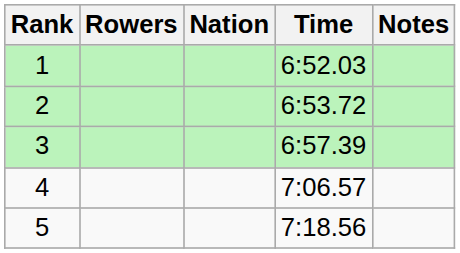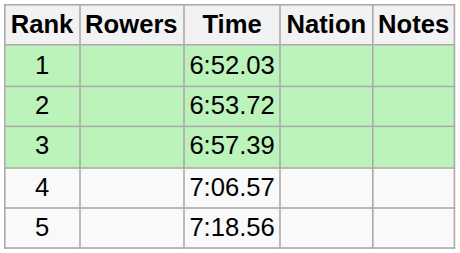columns swapped: (229, 24) <-> (324, 24)
